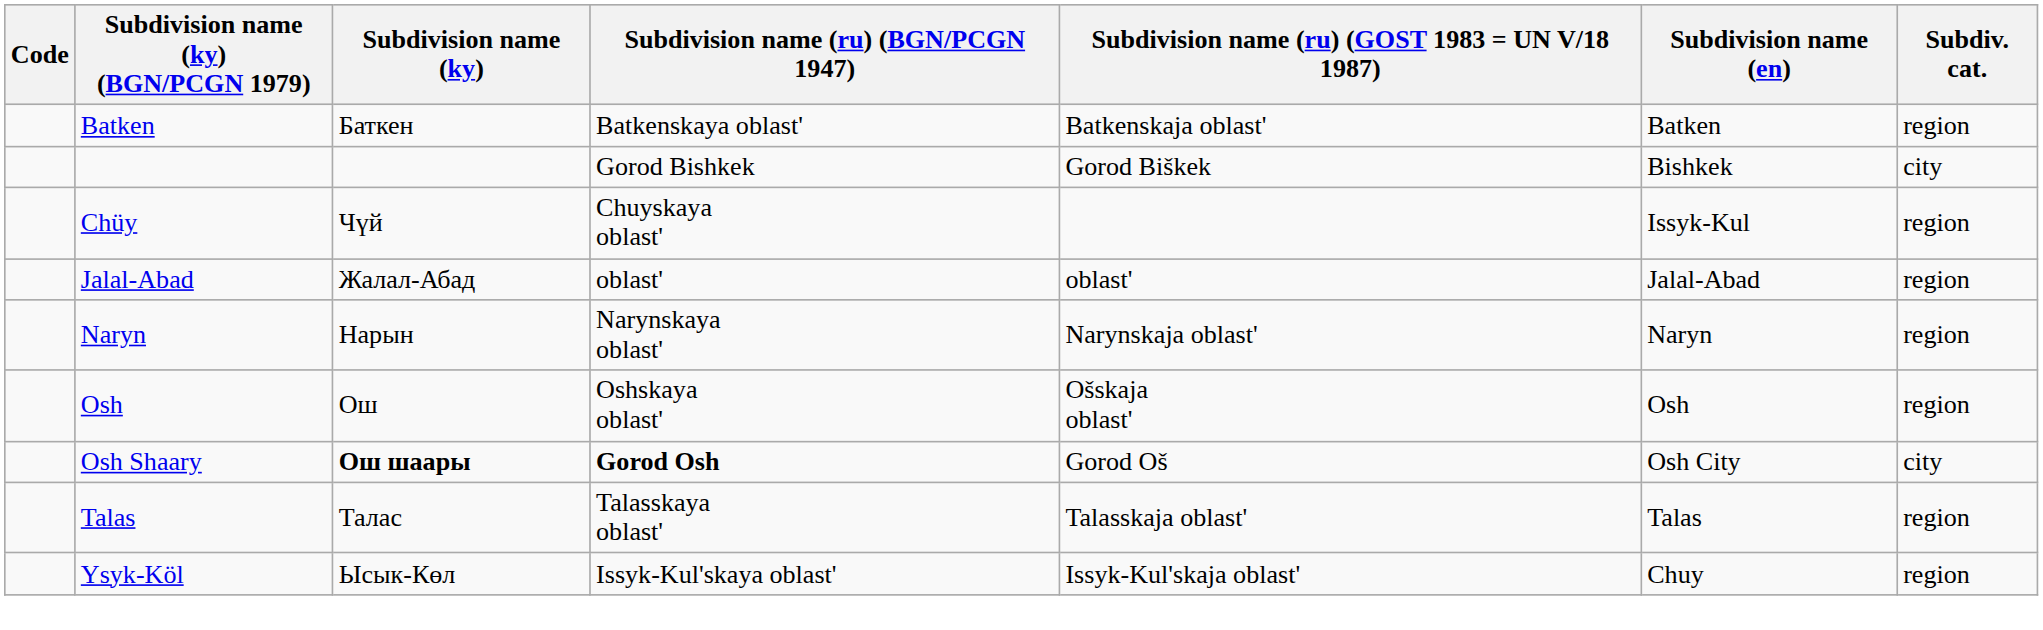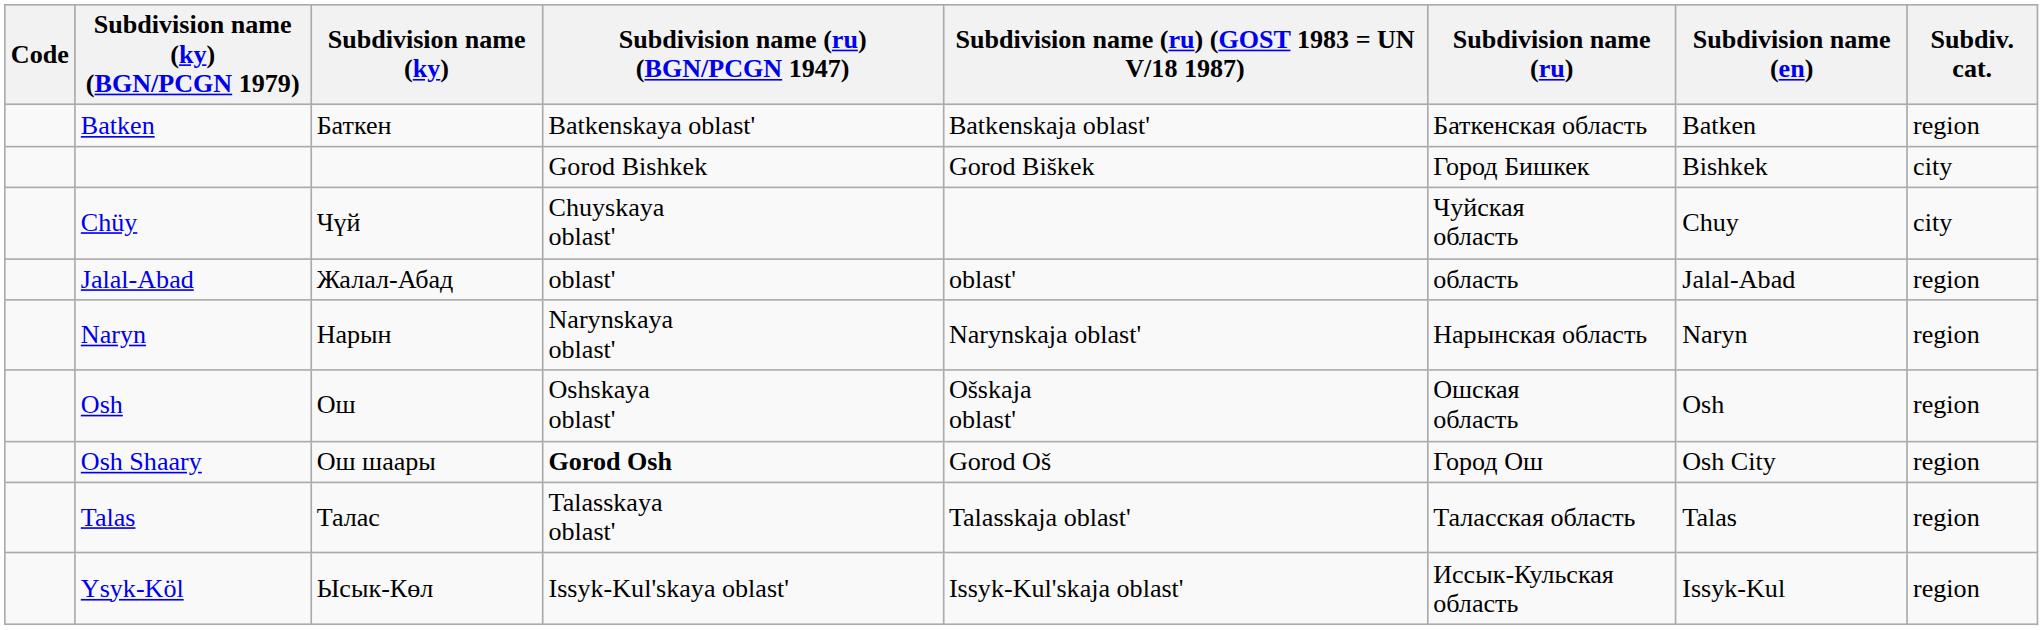+ column: (1552, 54)
(1699, 222) Issyk-Kul -> (1711, 222) Chuy
(1936, 222) region -> (1933, 222) city
(405, 461) bold -> (376, 461) normal
(1923, 461) city -> (1946, 461) region
(1675, 573) Chuy -> (1734, 588) Issyk-Kul
